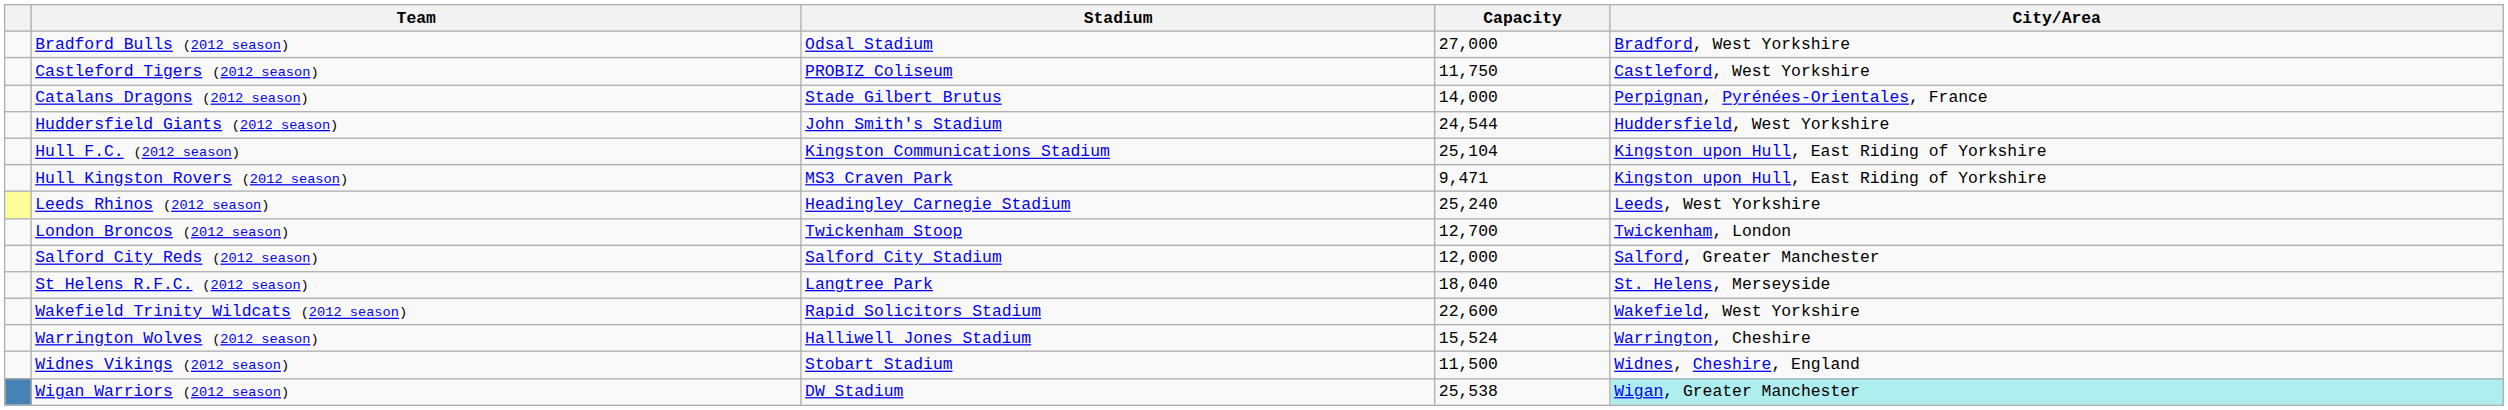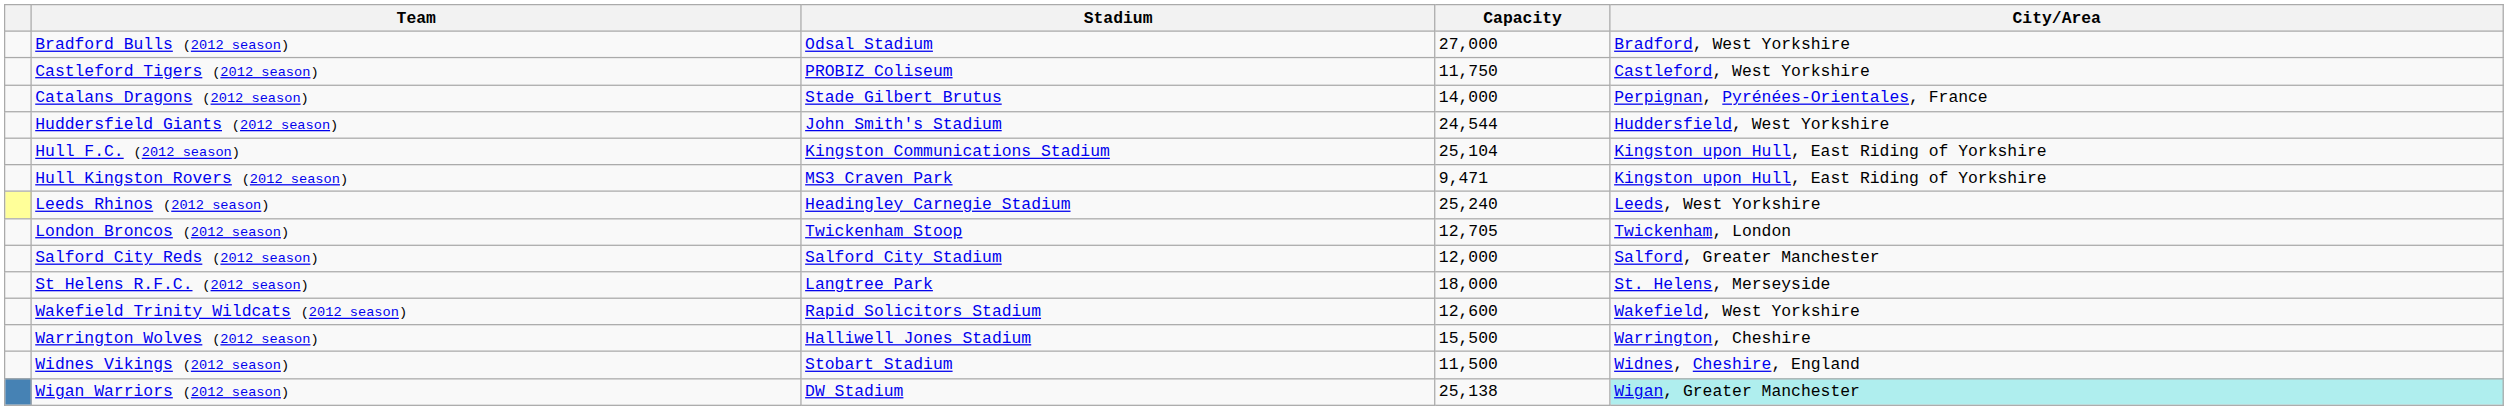(1468, 232) 12,700 -> (1468, 232) 12,705
(1468, 285) 18,040 -> (1468, 285) 18,000
(1468, 312) 22,600 -> (1468, 312) 12,600
(1468, 338) 15,524 -> (1468, 338) 15,500
(1468, 392) 25,538 -> (1468, 392) 25,138
